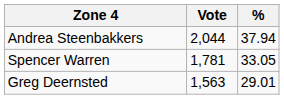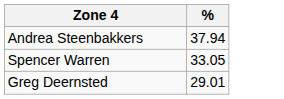- column: (212, 15)
